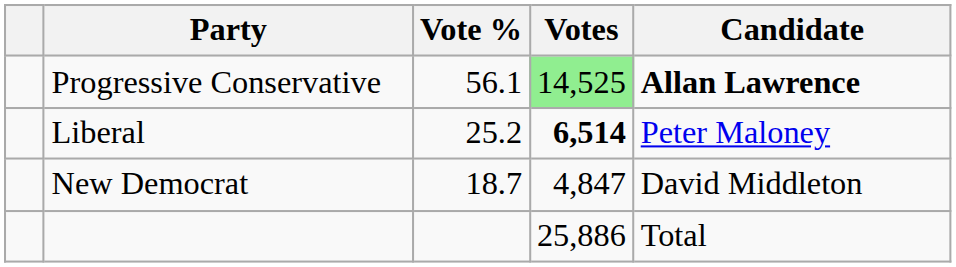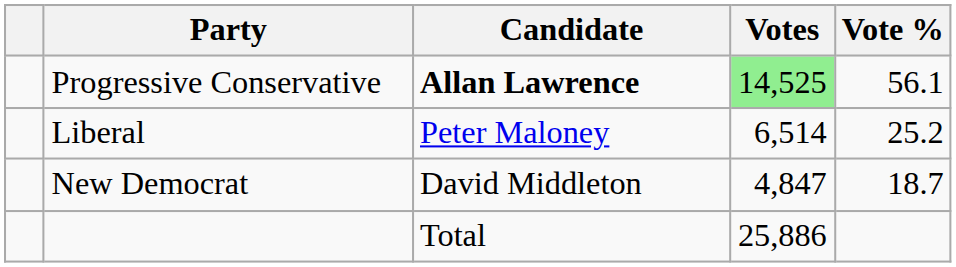columns swapped: (792, 30) <-> (471, 30)
(589, 132) bold -> (790, 132) normal
